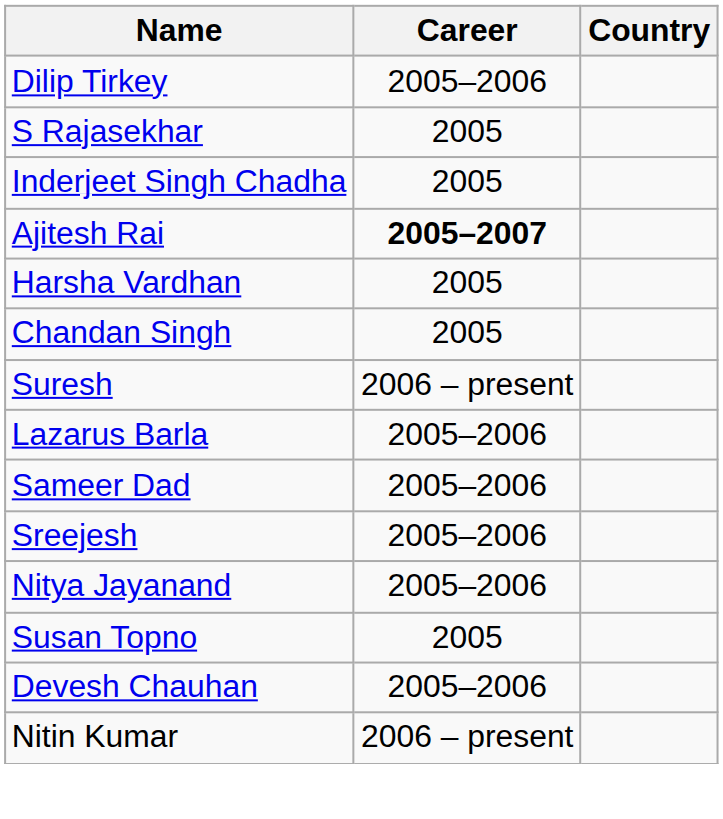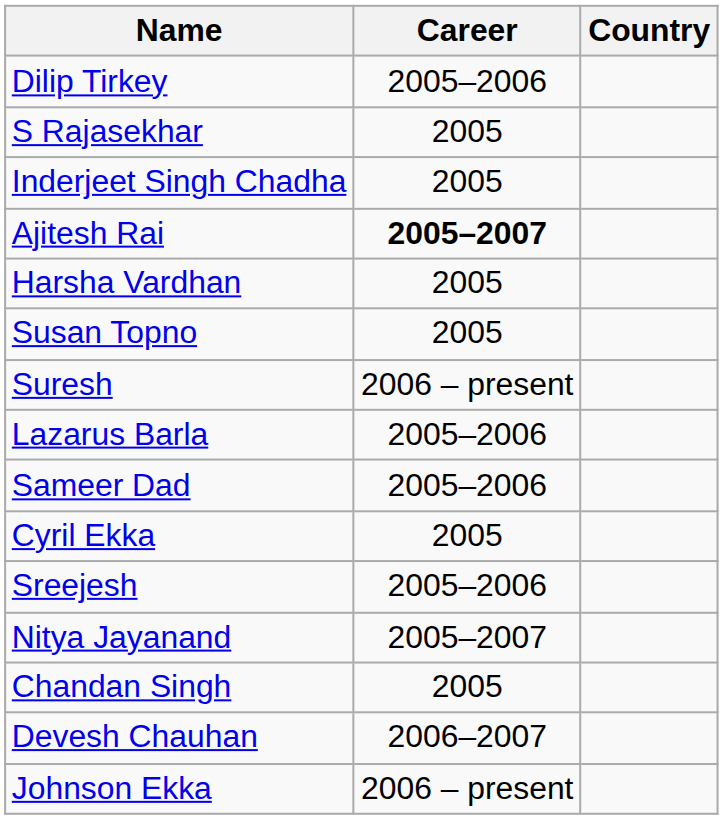rows swapped: (122, 333) <-> (104, 636)
+ row: (83, 535)
(467, 586) 2005–2006 -> (467, 636) 2005–2007
(467, 687) 2005–2006 -> (467, 737) 2006–2007
- row: (95, 737)
+ row: (112, 788)
